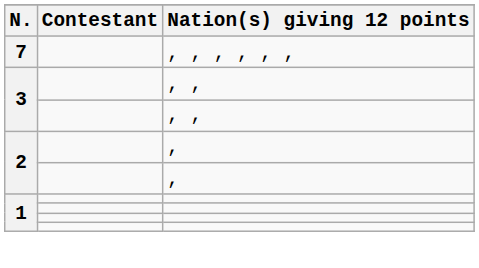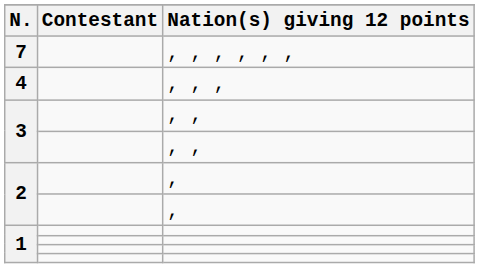+ row: (21, 84)
